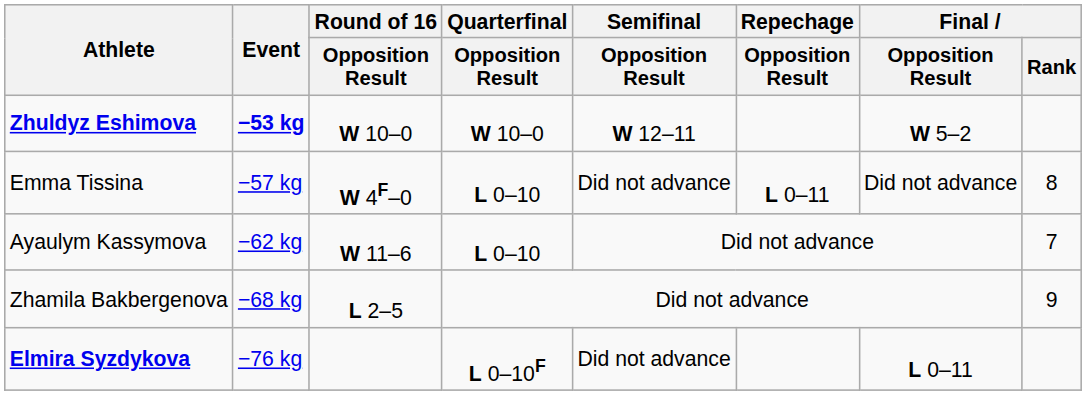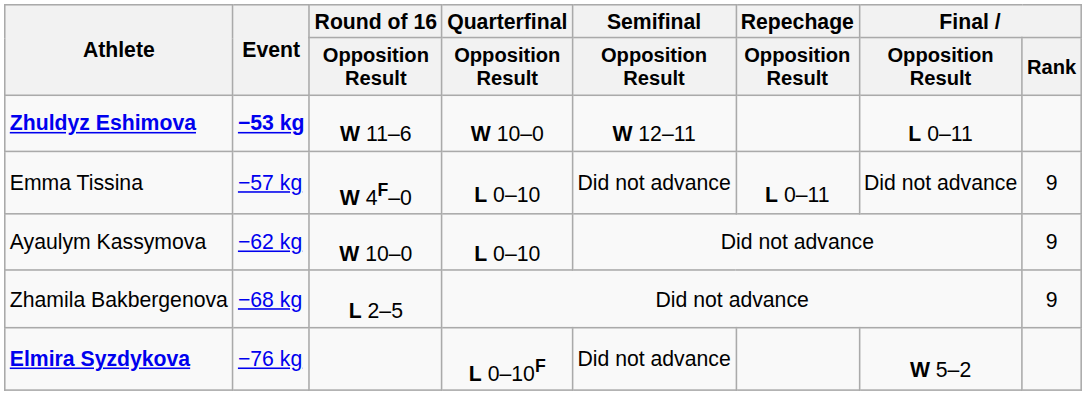(376, 134) W 10–0 -> (376, 134) W 11–6
(941, 134) W 5–2 -> (941, 134) L 0–11
(1052, 182) 8 -> (1052, 182) 9
(376, 254) W 11–6 -> (376, 254) W 10–0
(1052, 242) 7 -> (1052, 242) 9
(941, 370) L 0–11 -> (941, 370) W 5–2
